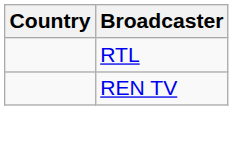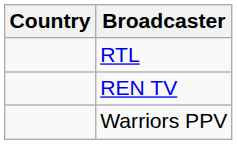+ row: (164, 121)
